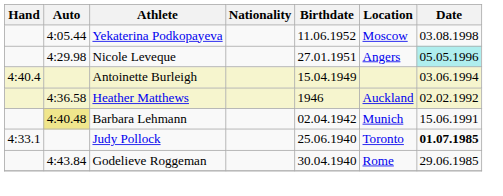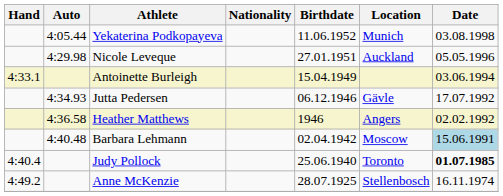(385, 35) Moscow -> (383, 35) Munich
(381, 56) Angers -> (388, 56) Auckland
(449, 56) paleturquoise background -> (465, 56) no background
(24, 77) 4:40.4 -> (24, 77) 4:33.1
+ row: (130, 98)
(388, 98) Auckland -> (381, 118) Angers
(67, 118) khaki background -> (67, 139) no background
(383, 118) Munich -> (385, 139) Moscow
(449, 118) no background -> (465, 139) lightblue background
(24, 139) 4:33.1 -> (24, 160) 4:40.4
- row: (149, 160)
+ row: (136, 181)
